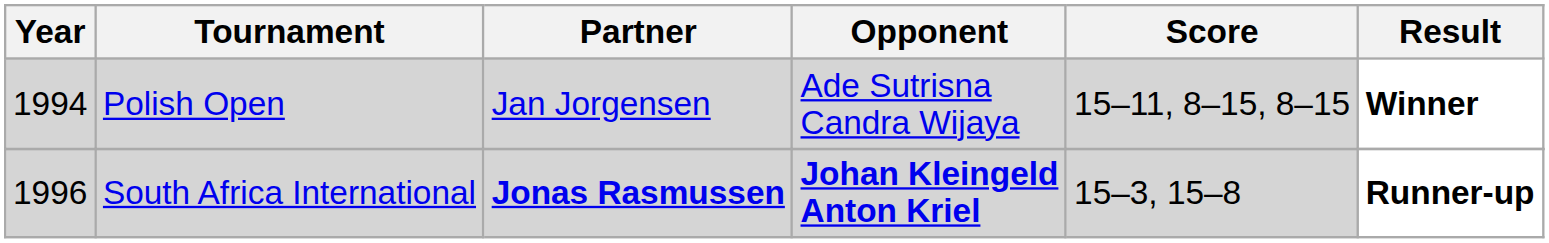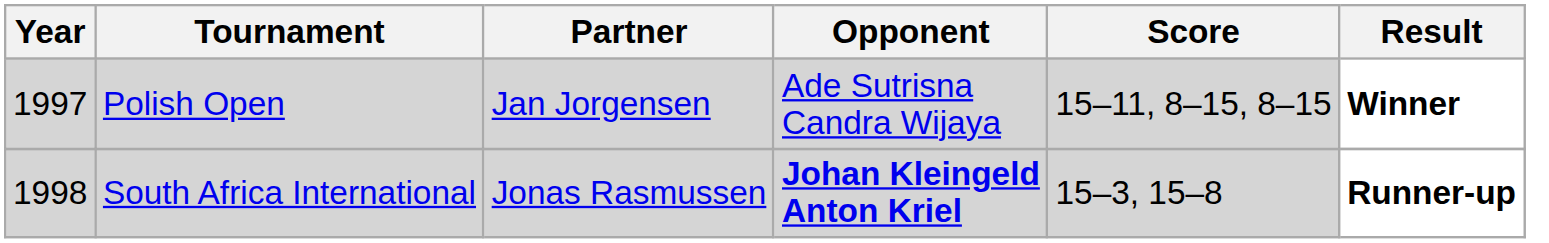(50, 103) 1994 -> (50, 103) 1997
(50, 193) 1996 -> (50, 193) 1998
(638, 193) bold -> (629, 193) normal
